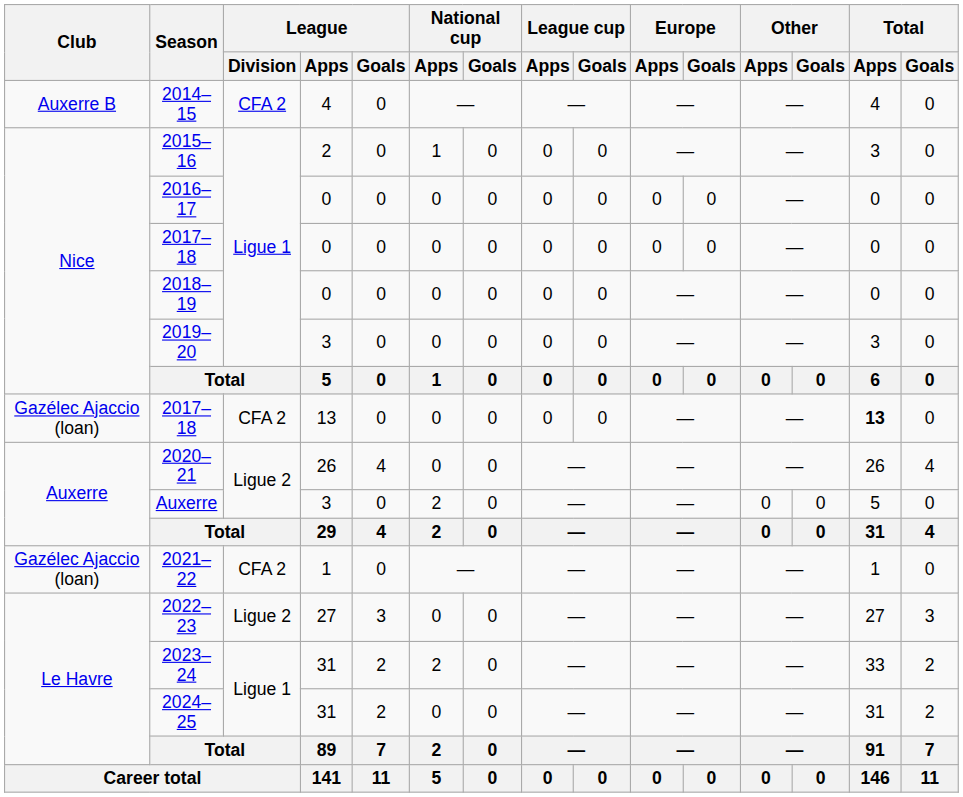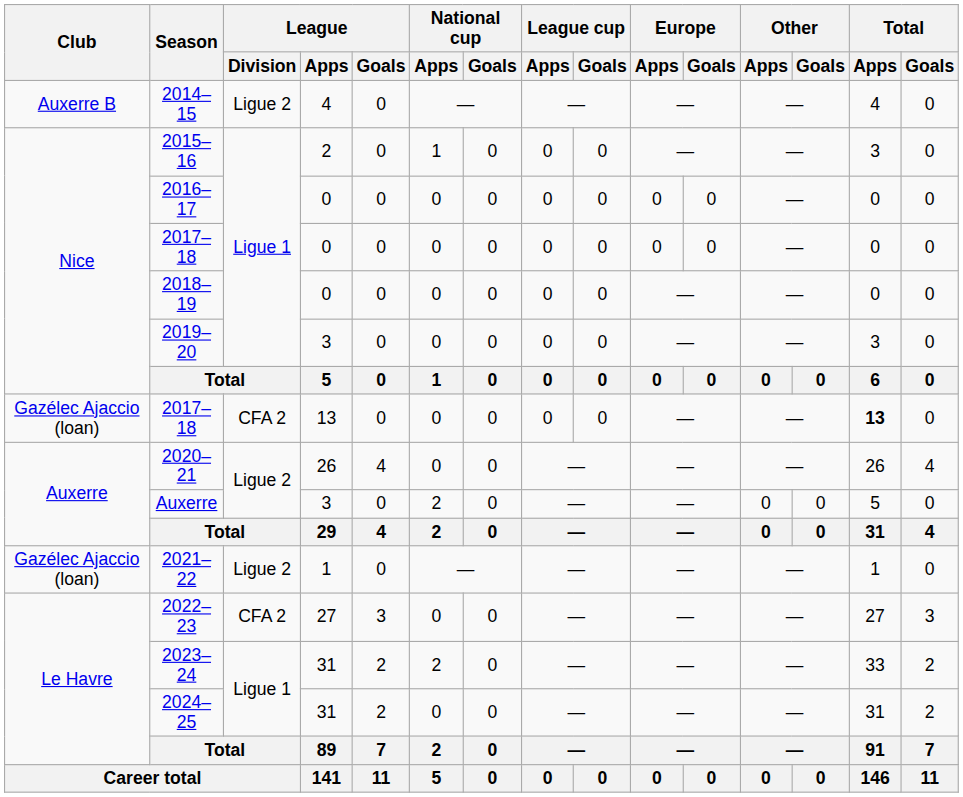(262, 103) CFA 2 -> (262, 103) Ligue 2
(262, 569) CFA 2 -> (262, 569) Ligue 2
(262, 617) Ligue 2 -> (262, 617) CFA 2
